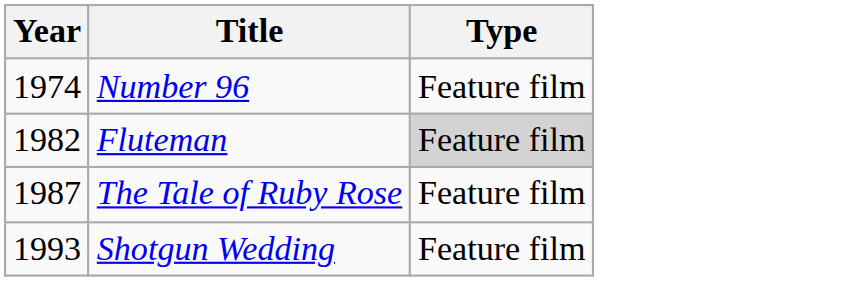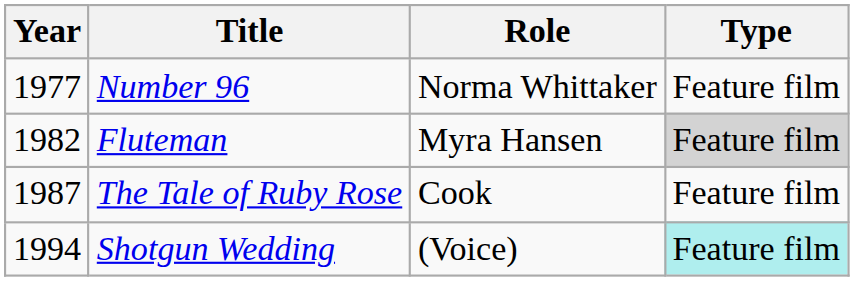+ column: (537, 31)
(47, 85) 1974 -> (47, 85) 1977
(47, 247) 1993 -> (47, 247) 1994
(502, 247) no background -> (756, 247) paleturquoise background
